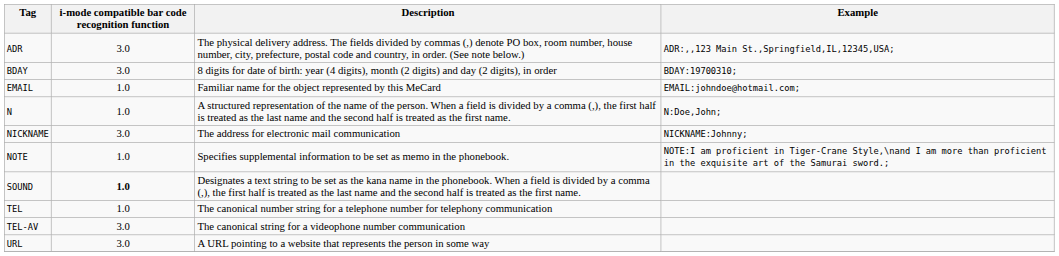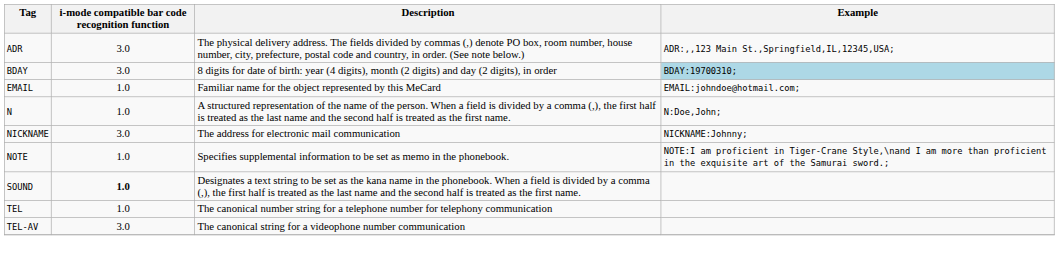(700, 71) no background -> (700, 71) lightblue background
- row: (15, 243)
